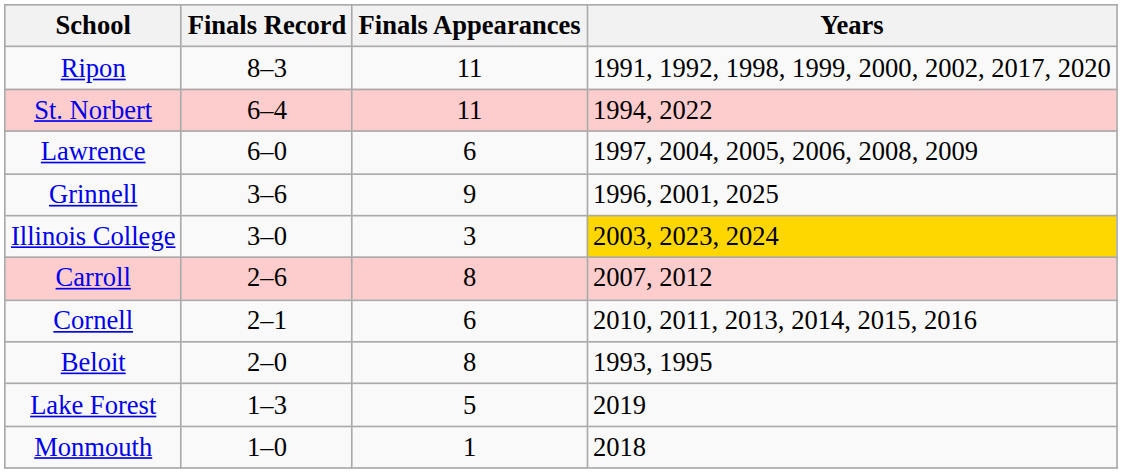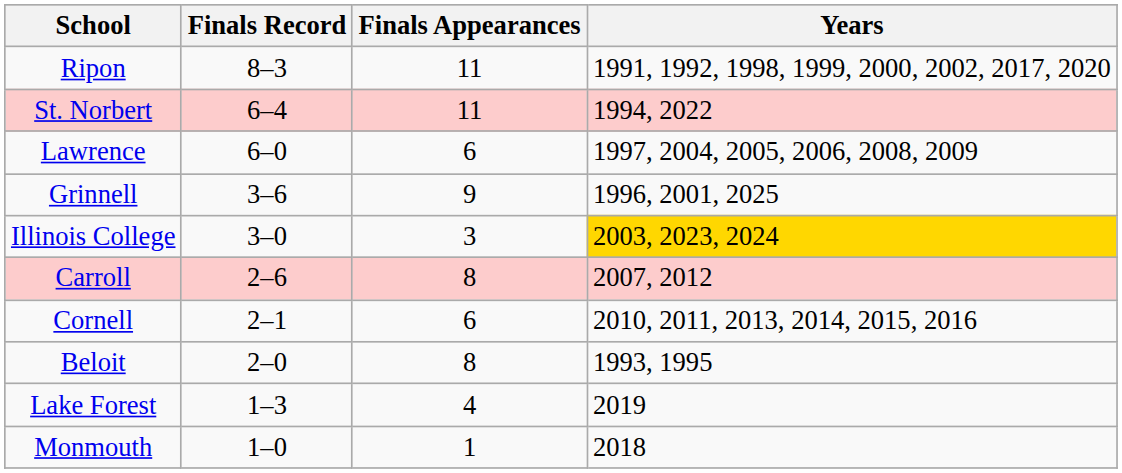(470, 404) 5 -> (470, 404) 4
